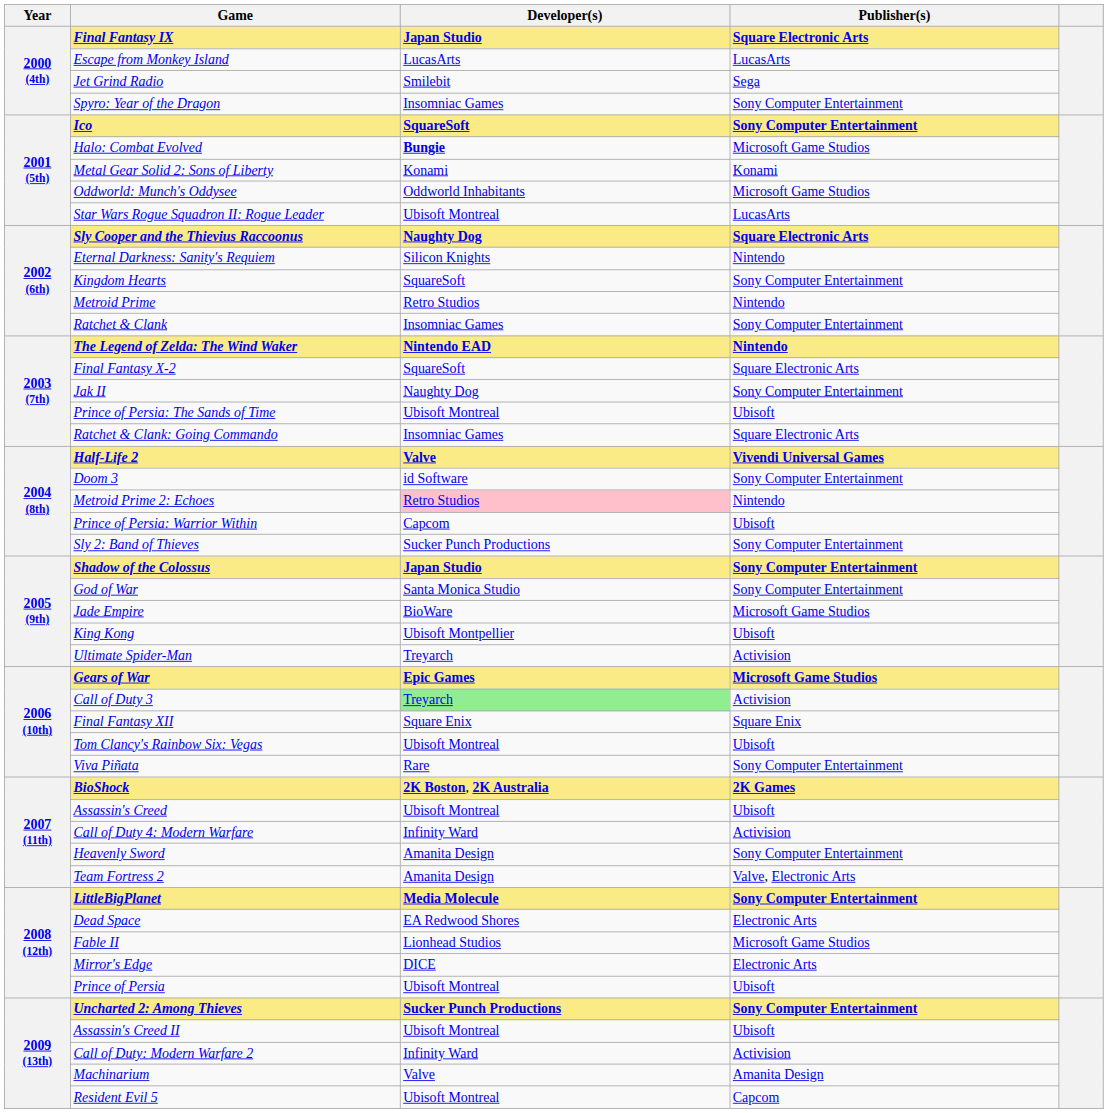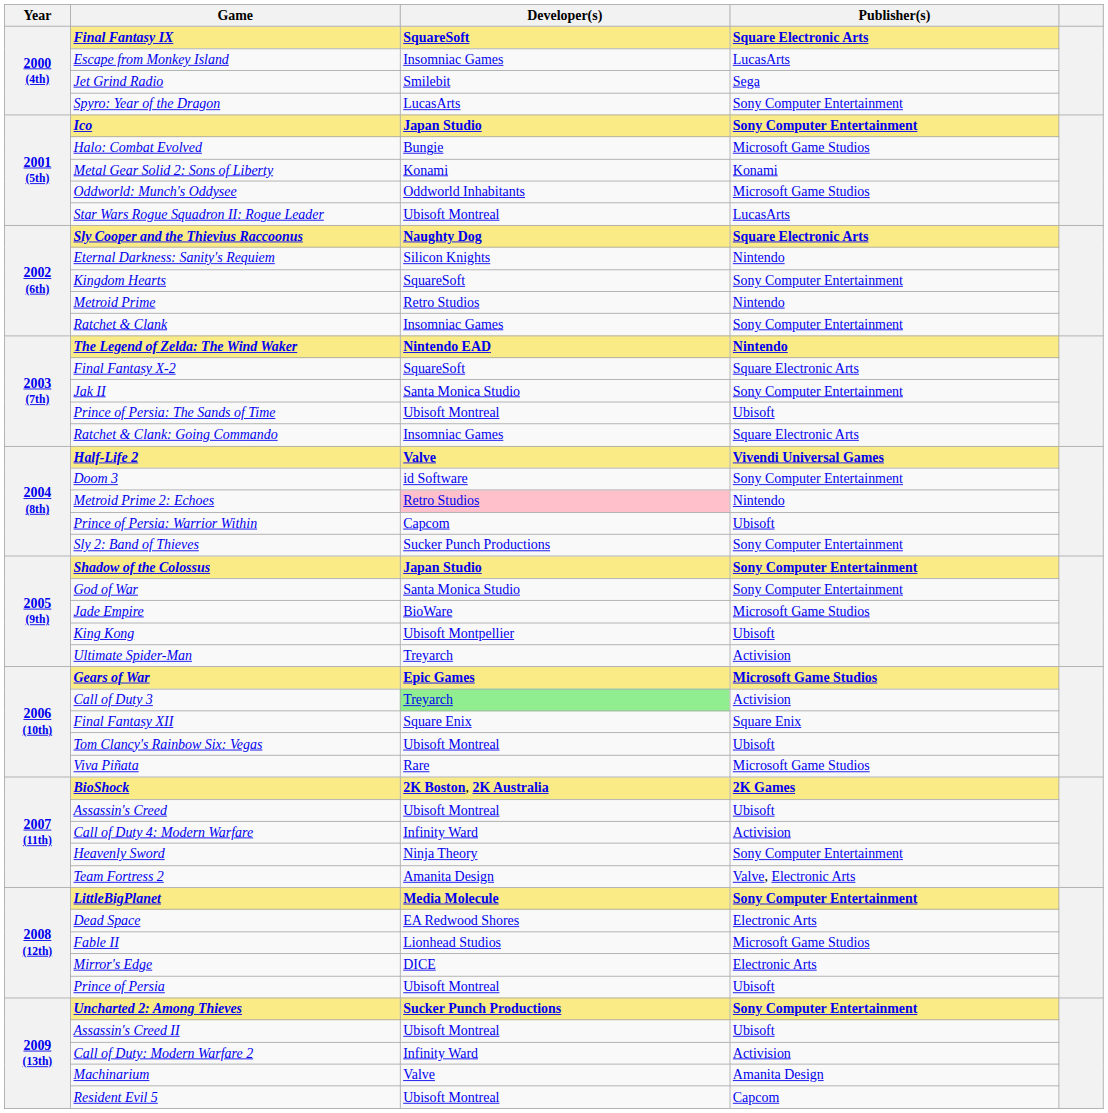(442, 37) Japan Studio -> (436, 37) SquareSoft
(432, 59) LucasArts -> (453, 59) Insomniac Games
(453, 103) Insomniac Games -> (432, 103) LucasArts
(436, 125) SquareSoft -> (442, 125) Japan Studio
(424, 147) bold -> (423, 147) normal
(441, 390) Naughty Dog -> (462, 390) Santa Monica Studio
(818, 766) Sony Computer Entertainment -> (801, 766) Microsoft Game Studios
(449, 854) Amanita Design -> (440, 854) Ninja Theory
